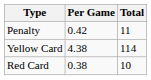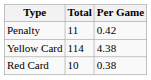columns swapped: (91, 13) <-> (132, 13)
